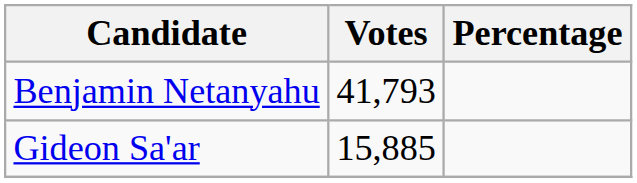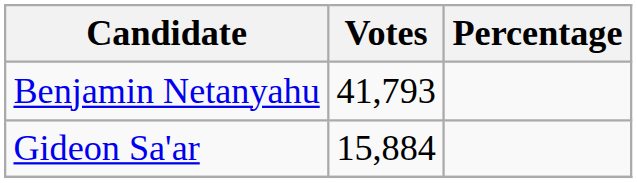(386, 147) 15,885 -> (386, 147) 15,884
